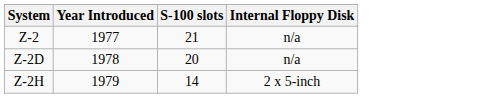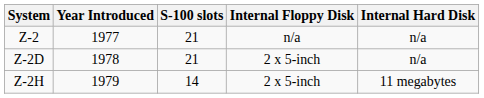+ column: (418, 15)
(192, 59) 20 -> (192, 59) 21
(292, 59) n/a -> (292, 59) 2 x 5-inch
